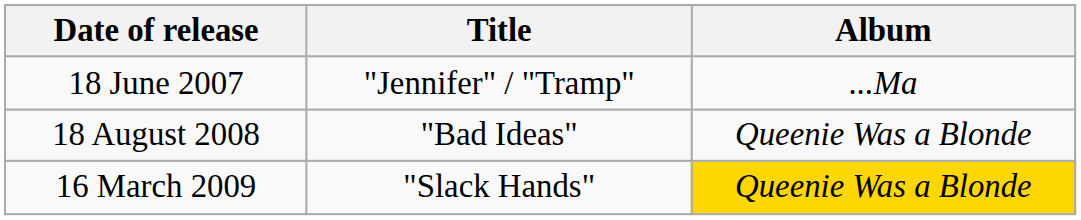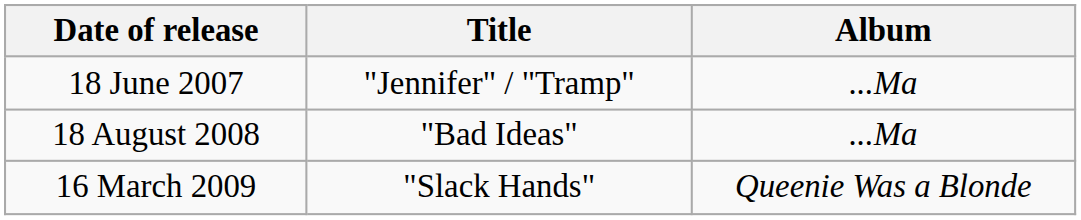(883, 134) Queenie Was a Blonde -> (883, 134) ...Ma
(883, 186) gold background -> (883, 186) no background
